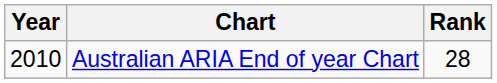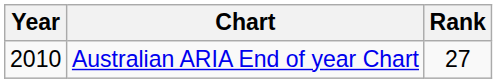(458, 59) 28 -> (458, 59) 27
